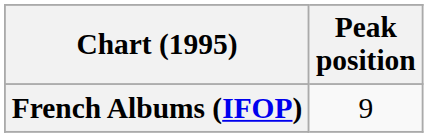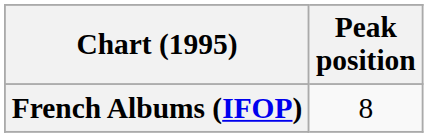(366, 107) 9 -> (366, 107) 8
